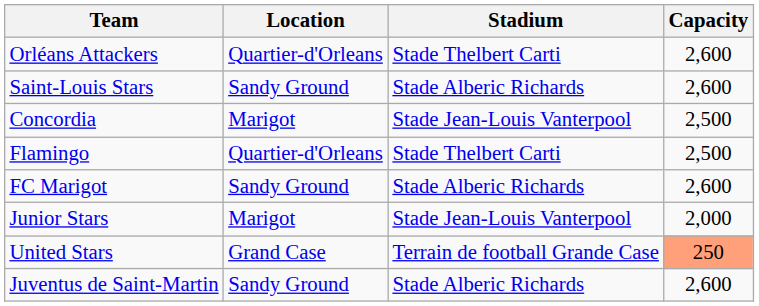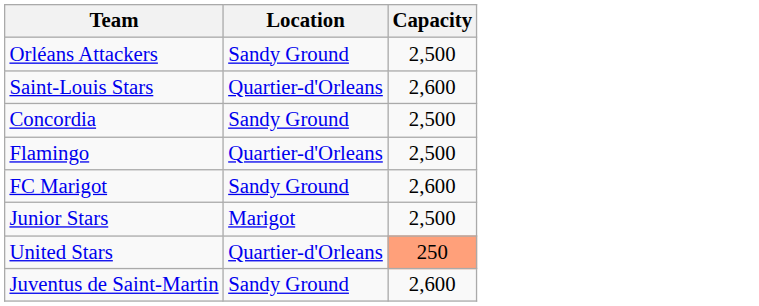- column: (526, 20)
(305, 53) Quartier-d'Orleans -> (289, 53) Sandy Ground
(708, 53) 2,600 -> (432, 53) 2,500
(289, 86) Sandy Ground -> (305, 86) Quartier-d'Orleans
(262, 119) Marigot -> (289, 119) Sandy Ground
(708, 218) 2,000 -> (432, 218) 2,500
(277, 251) Grand Case -> (305, 251) Quartier-d'Orleans
